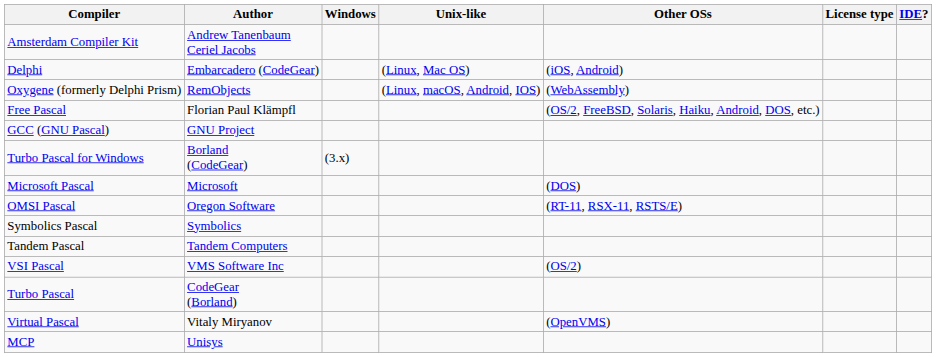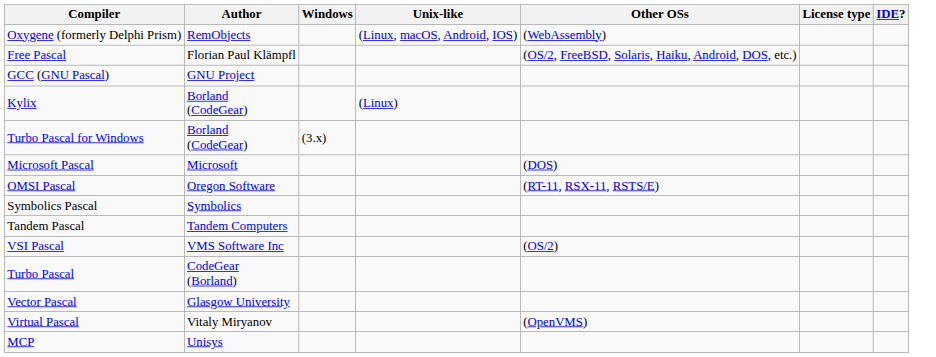- row: (73, 42)
- row: (25, 69)
+ row: (22, 103)
+ row: (42, 301)
